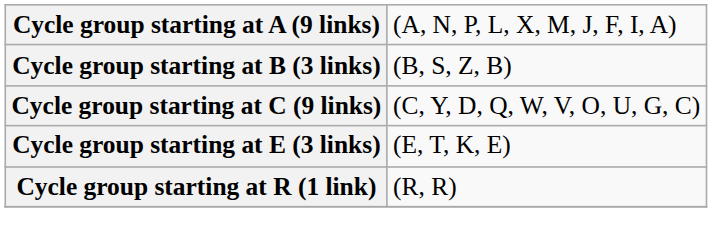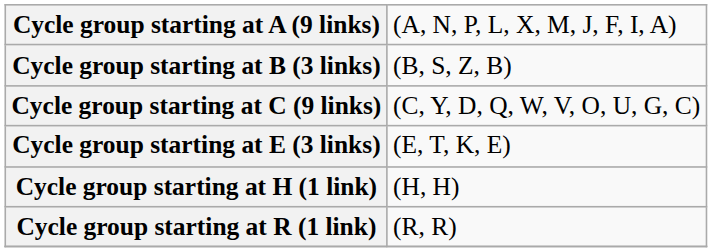+ row: (196, 186)
